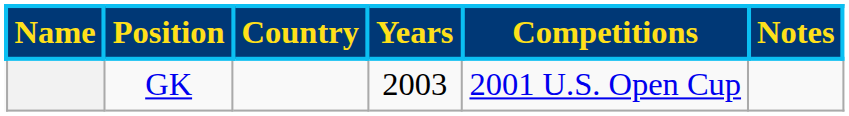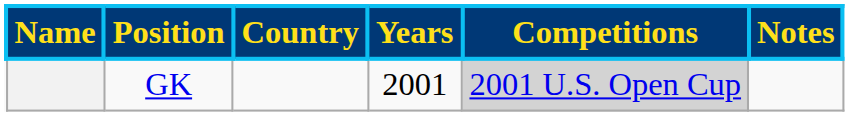(415, 84) 2003 -> (415, 84) 2001
(605, 84) no background -> (605, 84) lightgrey background
